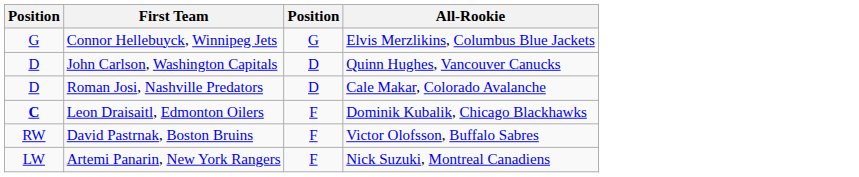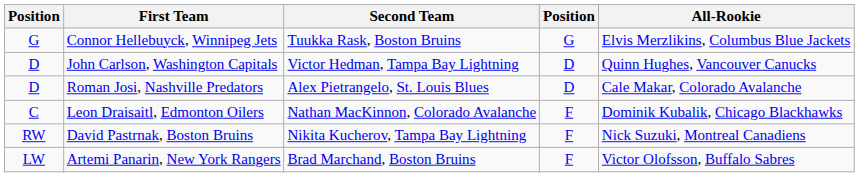+ column: (412, 16)
(34, 111) bold -> (34, 111) normal
(443, 135) Victor Olofsson, Buffalo Sabres -> (704, 135) Nick Suzuki, Montreal Canadiens
(448, 159) Nick Suzuki, Montreal Canadiens -> (698, 159) Victor Olofsson, Buffalo Sabres
